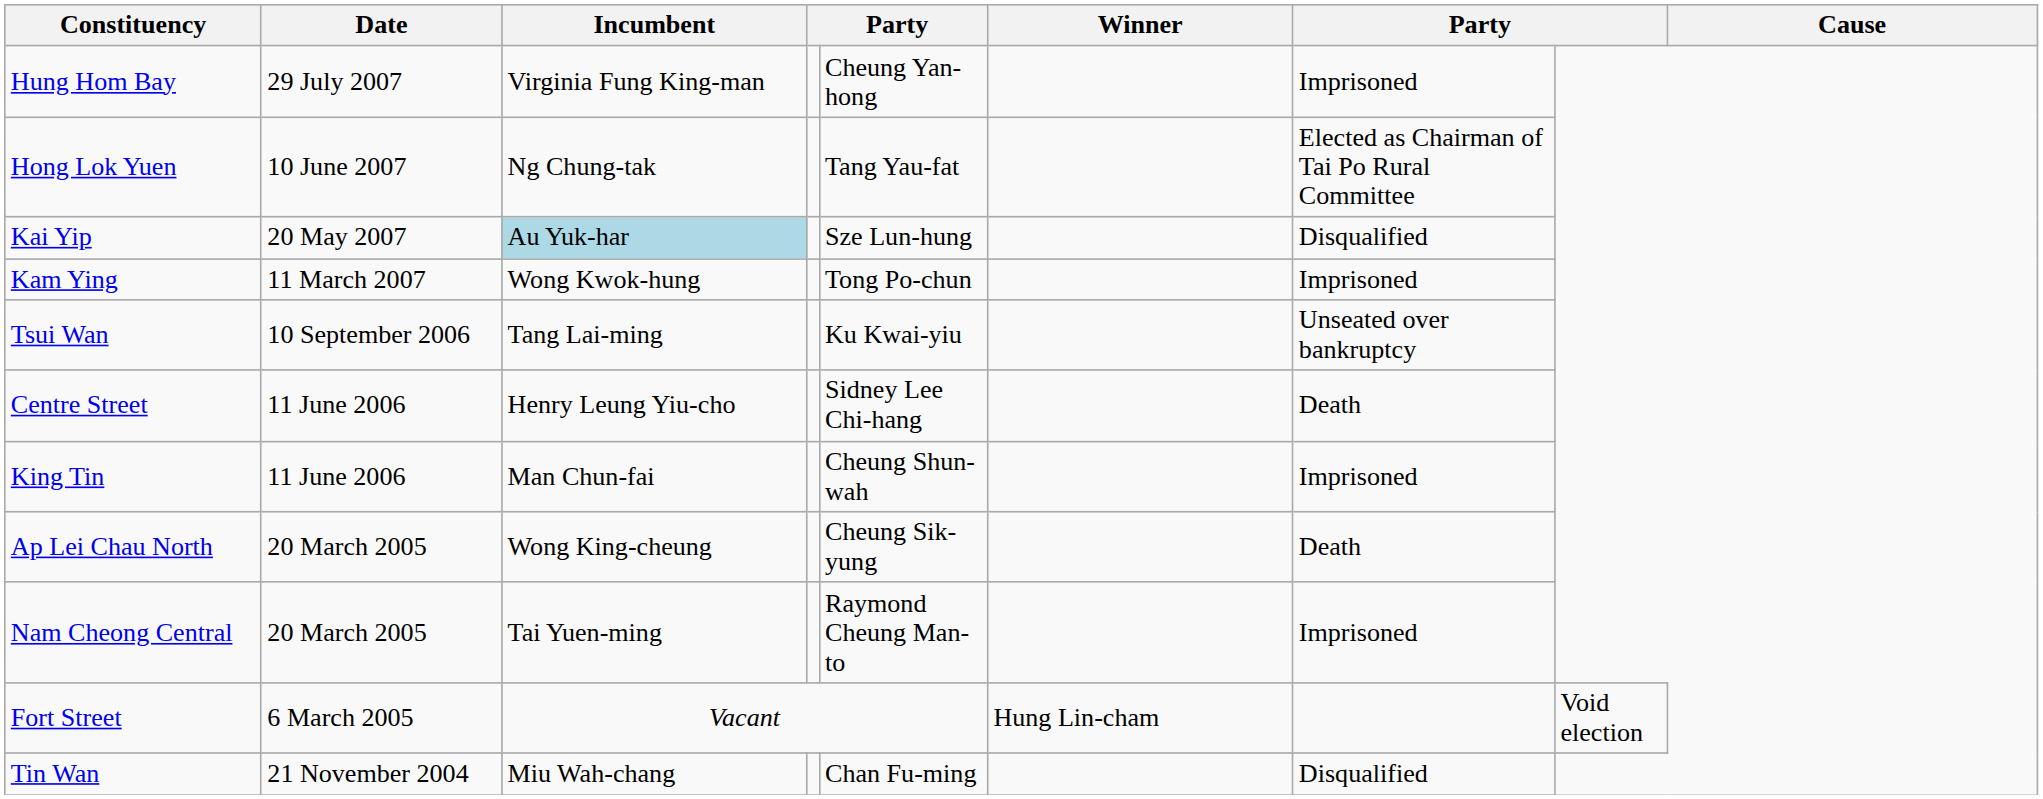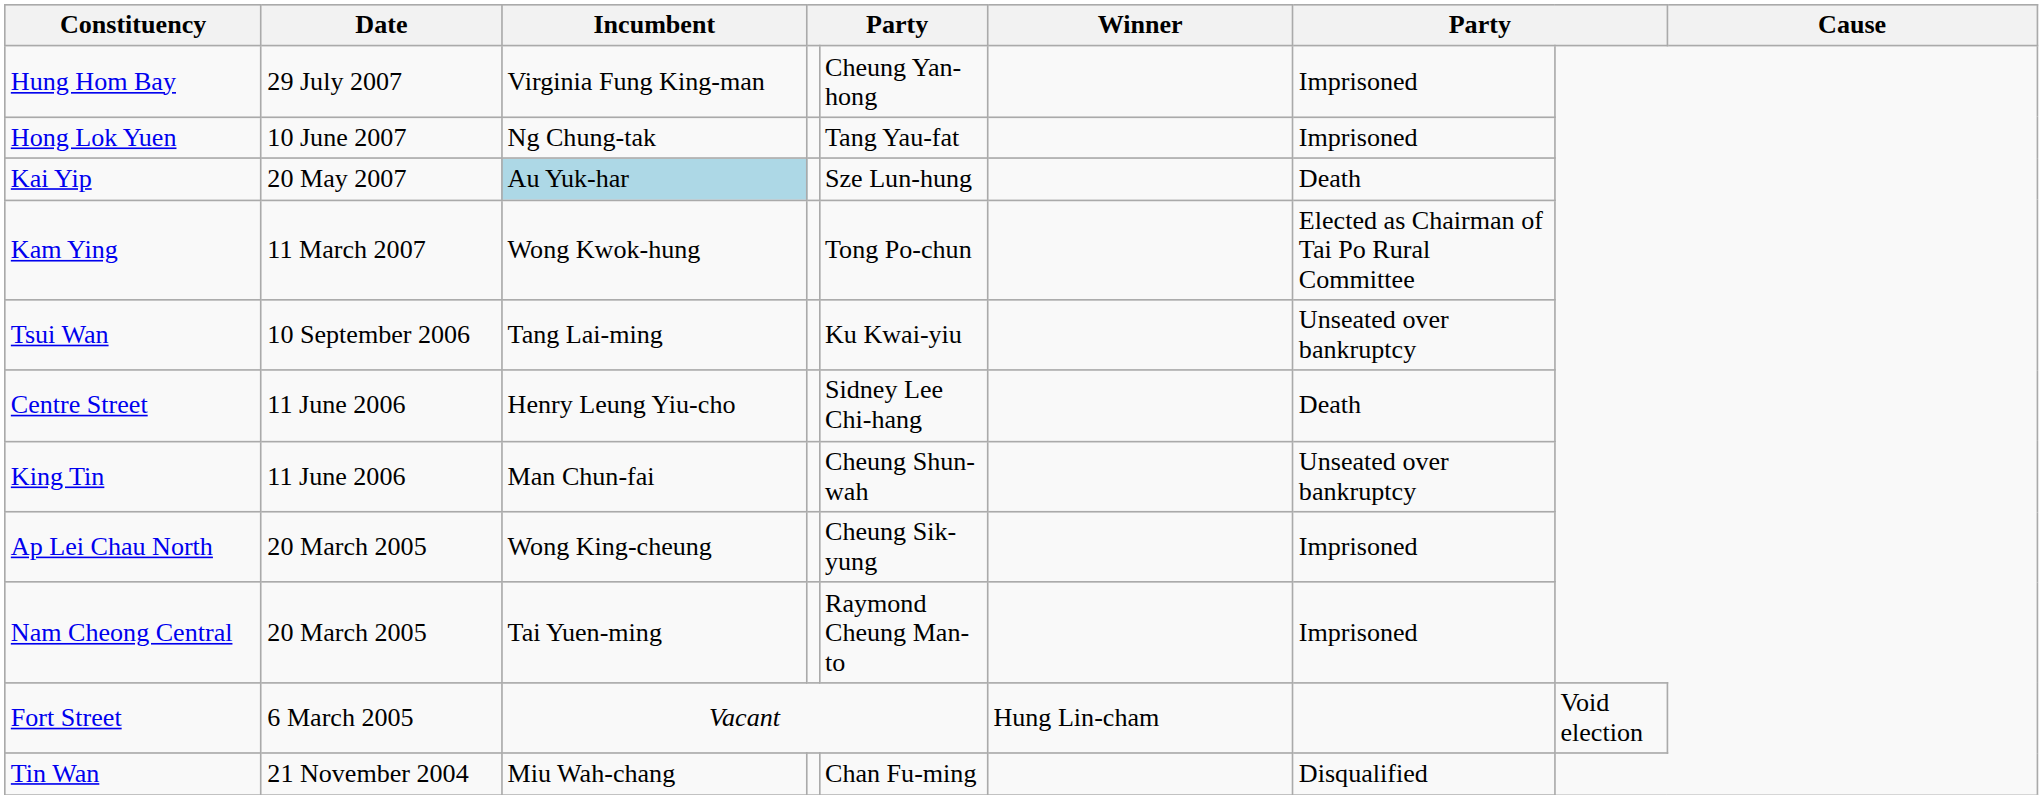(1421, 166) Elected as Chairman of Tai Po Rural Committee -> (1358, 137) Imprisoned
(1363, 237) Disqualified -> (1330, 178) Death
(1358, 278) Imprisoned -> (1421, 249) Elected as Chairman of Tai Po Rural Committee
(1358, 476) Imprisoned -> (1374, 476) Unseated over bankruptcy
(1330, 546) Death -> (1358, 546) Imprisoned
